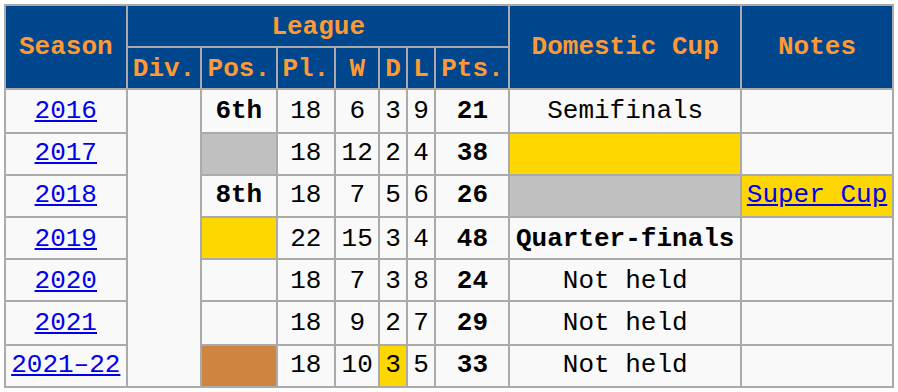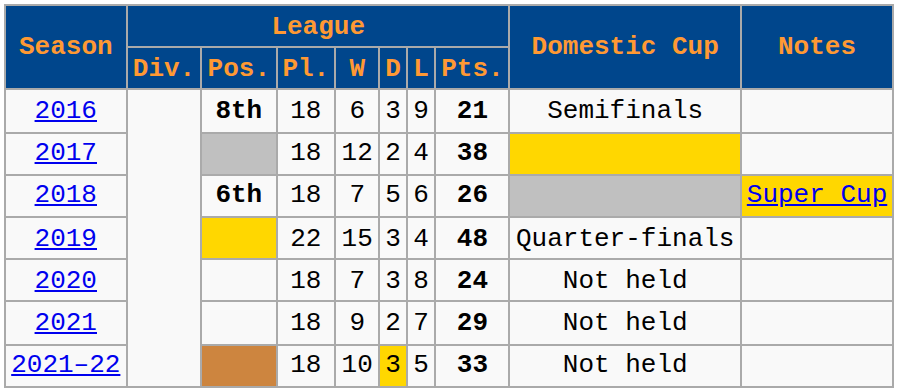(239, 111) 6th -> (239, 111) 8th
(239, 196) 8th -> (239, 196) 6th
(625, 238) bold -> (625, 238) normal
